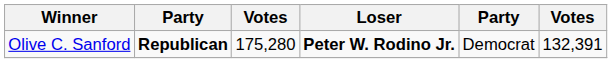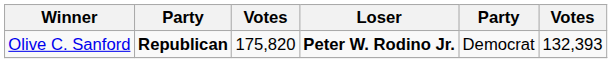(266, 44) 175,280 -> (266, 44) 175,820
(572, 44) 132,391 -> (572, 44) 132,393
